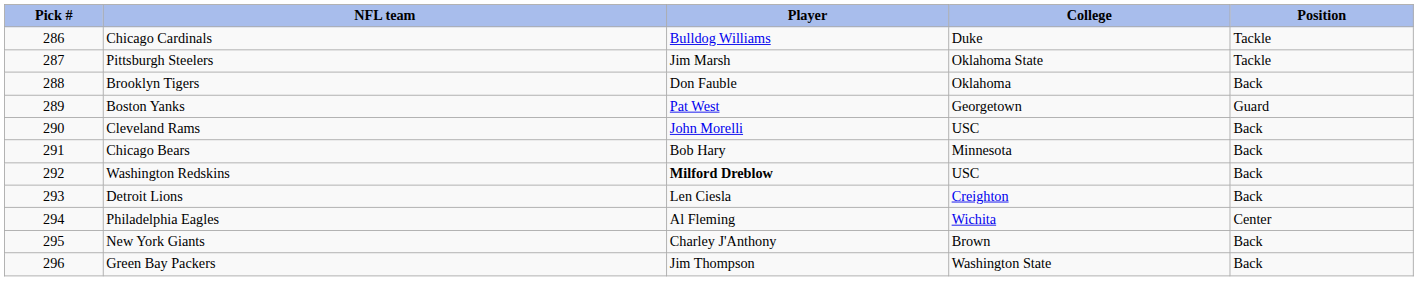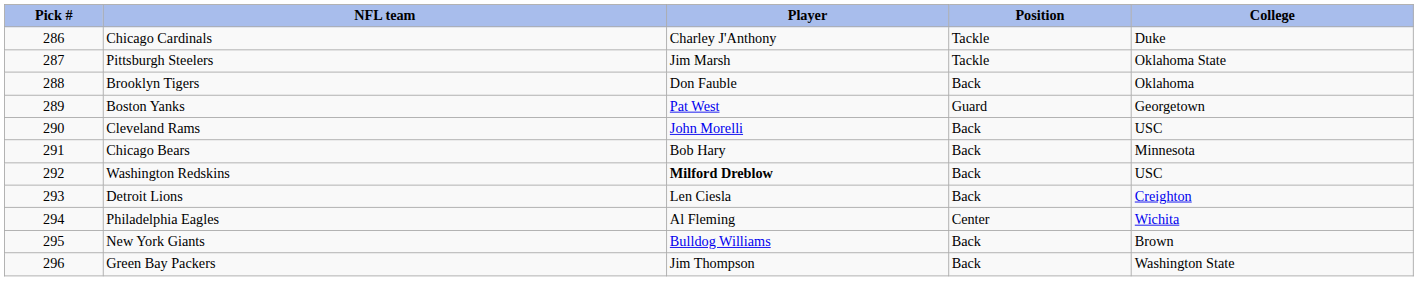columns swapped: (1322, 15) <-> (1089, 15)
(720, 38) Bulldog Williams -> (723, 38) Charley J'Anthony
(723, 241) Charley J'Anthony -> (720, 241) Bulldog Williams
